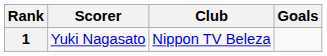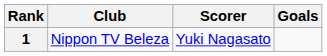columns swapped: (98, 16) <-> (212, 16)
